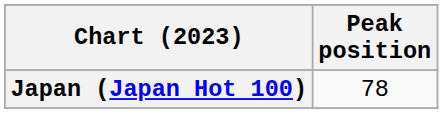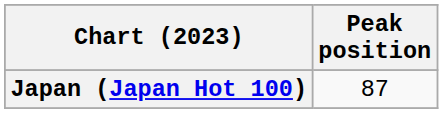(375, 90) 78 -> (375, 90) 87
